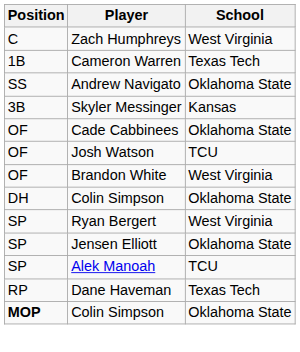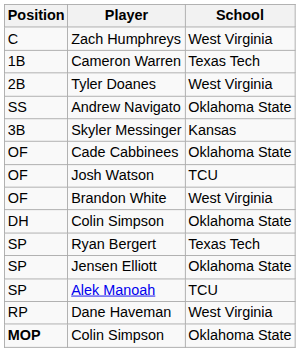+ row: (17, 84)
(230, 221) West Virginia -> (224, 244) Texas Tech
(224, 289) Texas Tech -> (230, 312) West Virginia
